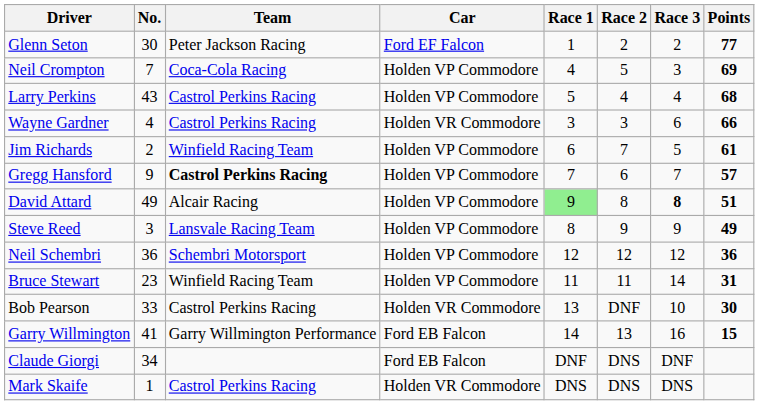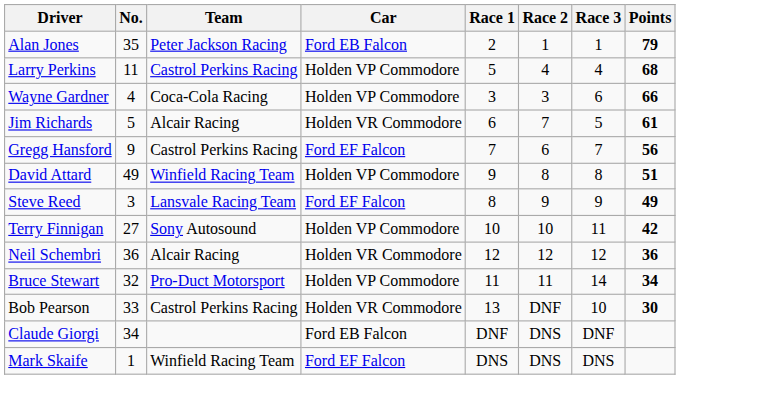+ row: (44, 44)
- row: (48, 44)
- row: (56, 70)
(150, 97) 43 -> (131, 70) 11
(242, 123) Castrol Perkins Racing -> (209, 97) Coca-Cola Racing
(462, 123) Holden VR Commodore -> (382, 97) Holden VP Commodore
(150, 149) 2 -> (131, 123) 5
(241, 149) Winfield Racing Team -> (195, 123) Alcair Racing
(461, 149) Holden VP Commodore -> (383, 123) Holden VR Commodore
(248, 176) bold -> (224, 149) normal
(461, 176) Holden VP Commodore -> (355, 149) Ford EF Falcon
(729, 176) 57 -> (650, 149) 56
(213, 202) Alcair Racing -> (222, 176) Winfield Racing Team
(571, 202) lightgreen background -> (492, 176) no background
(677, 202) bold -> (598, 176) normal
(461, 228) Holden VP Commodore -> (355, 202) Ford EF Falcon
+ row: (56, 228)
(237, 255) Schembri Motorsport -> (195, 255) Alcair Racing
(461, 255) Holden VP Commodore -> (383, 255) Holden VR Commodore
(150, 281) 23 -> (131, 281) 32
(241, 281) Winfield Racing Team -> (217, 281) Pro-Duct Motorsport
(729, 281) 31 -> (650, 281) 34
- row: (69, 334)
(242, 387) Castrol Perkins Racing -> (222, 360) Winfield Racing Team
(462, 387) Holden VR Commodore -> (355, 360) Ford EF Falcon
